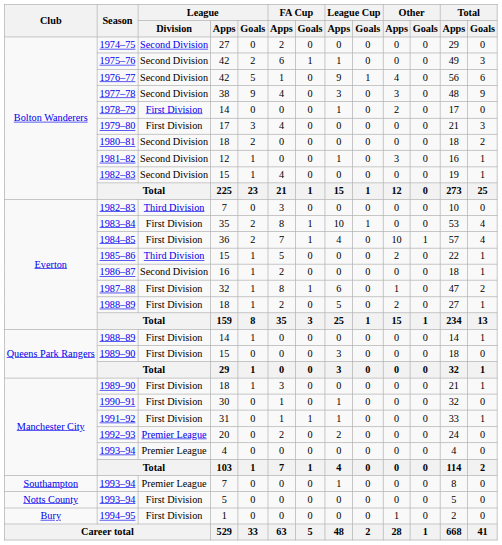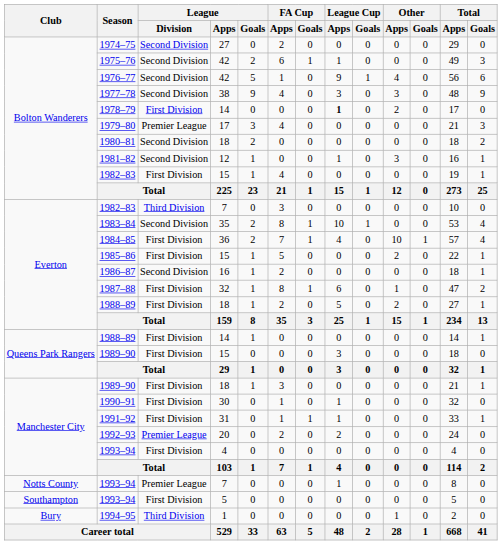(339, 110) normal -> (339, 110) bold
(174, 126) First Division -> (174, 126) Premier League
(174, 175) Second Division -> (174, 175) First Division
(174, 223) First Division -> (174, 223) Second Division
(174, 256) Third Division -> (174, 256) First Division
(174, 451) Premier League -> (174, 451) First Division
(51, 483) Southampton -> (51, 483) Notts County
(51, 499) Notts County -> (51, 499) Southampton
(174, 516) First Division -> (174, 516) Third Division
